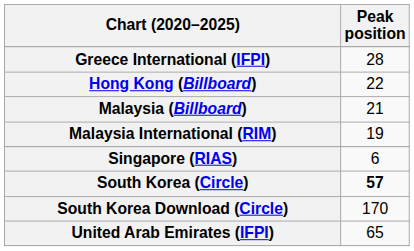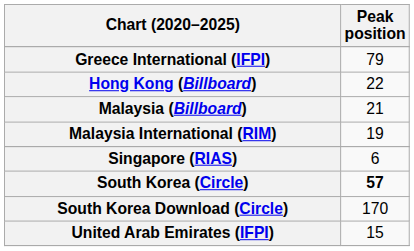(375, 59) 28 -> (375, 59) 79
(375, 233) 65 -> (375, 233) 15
